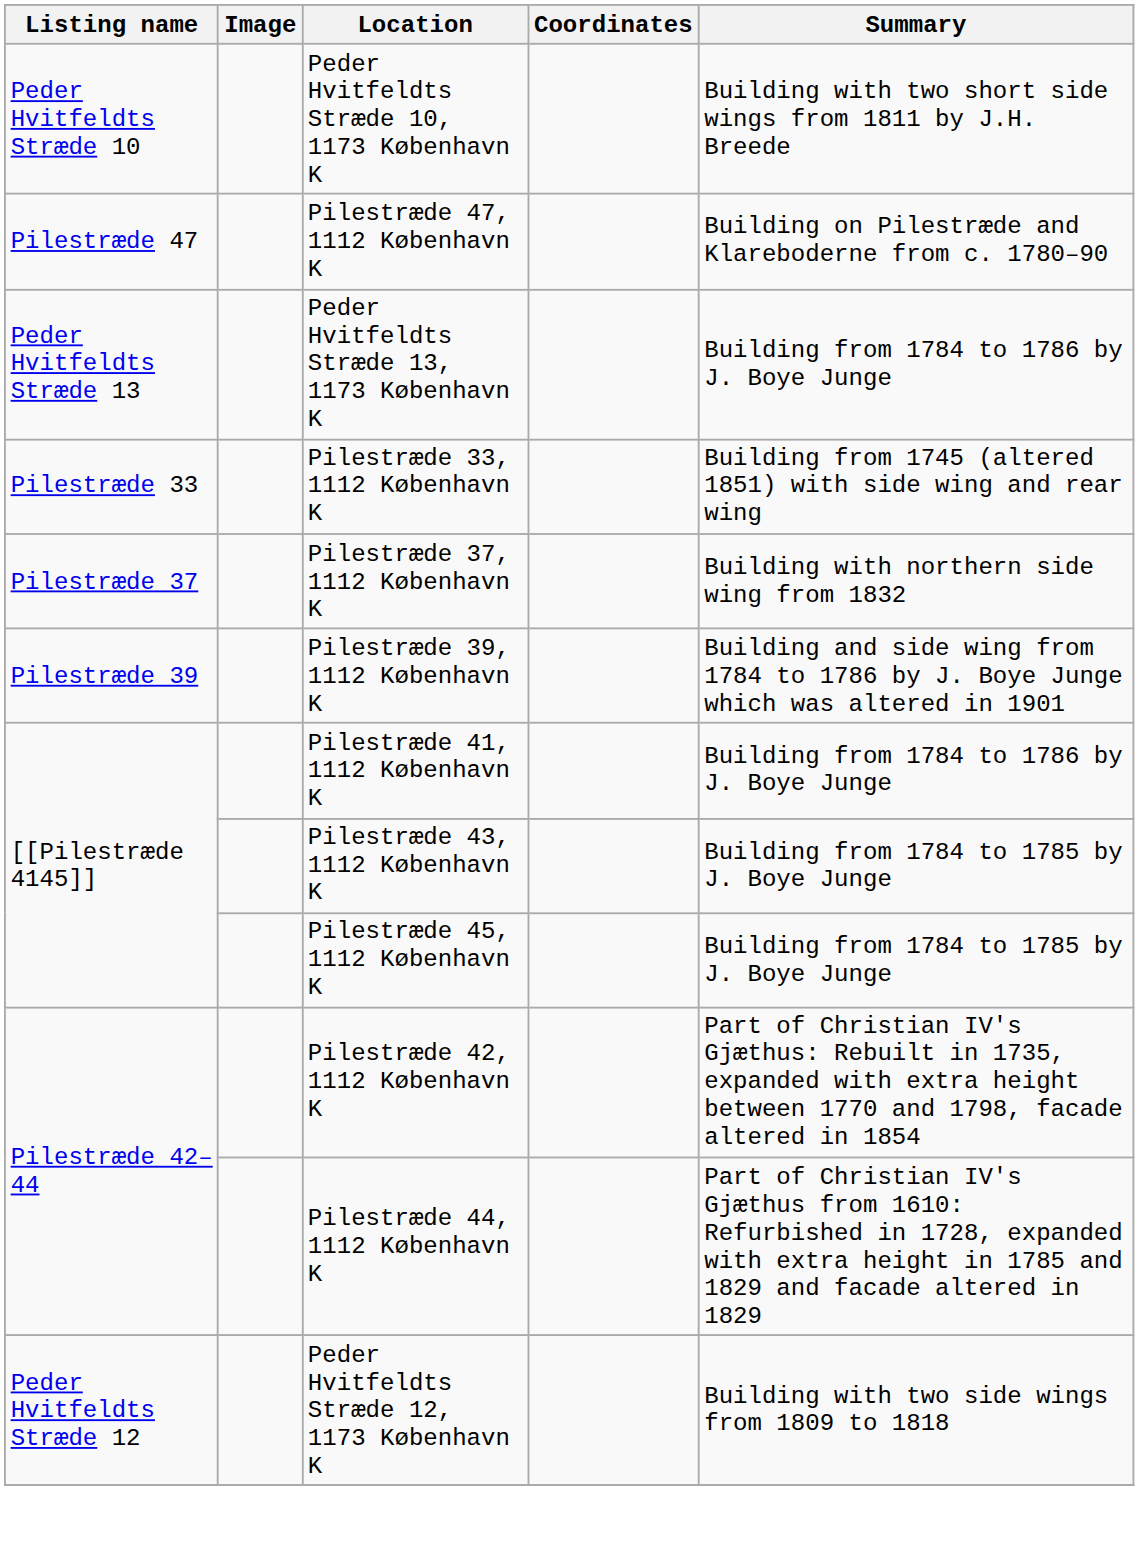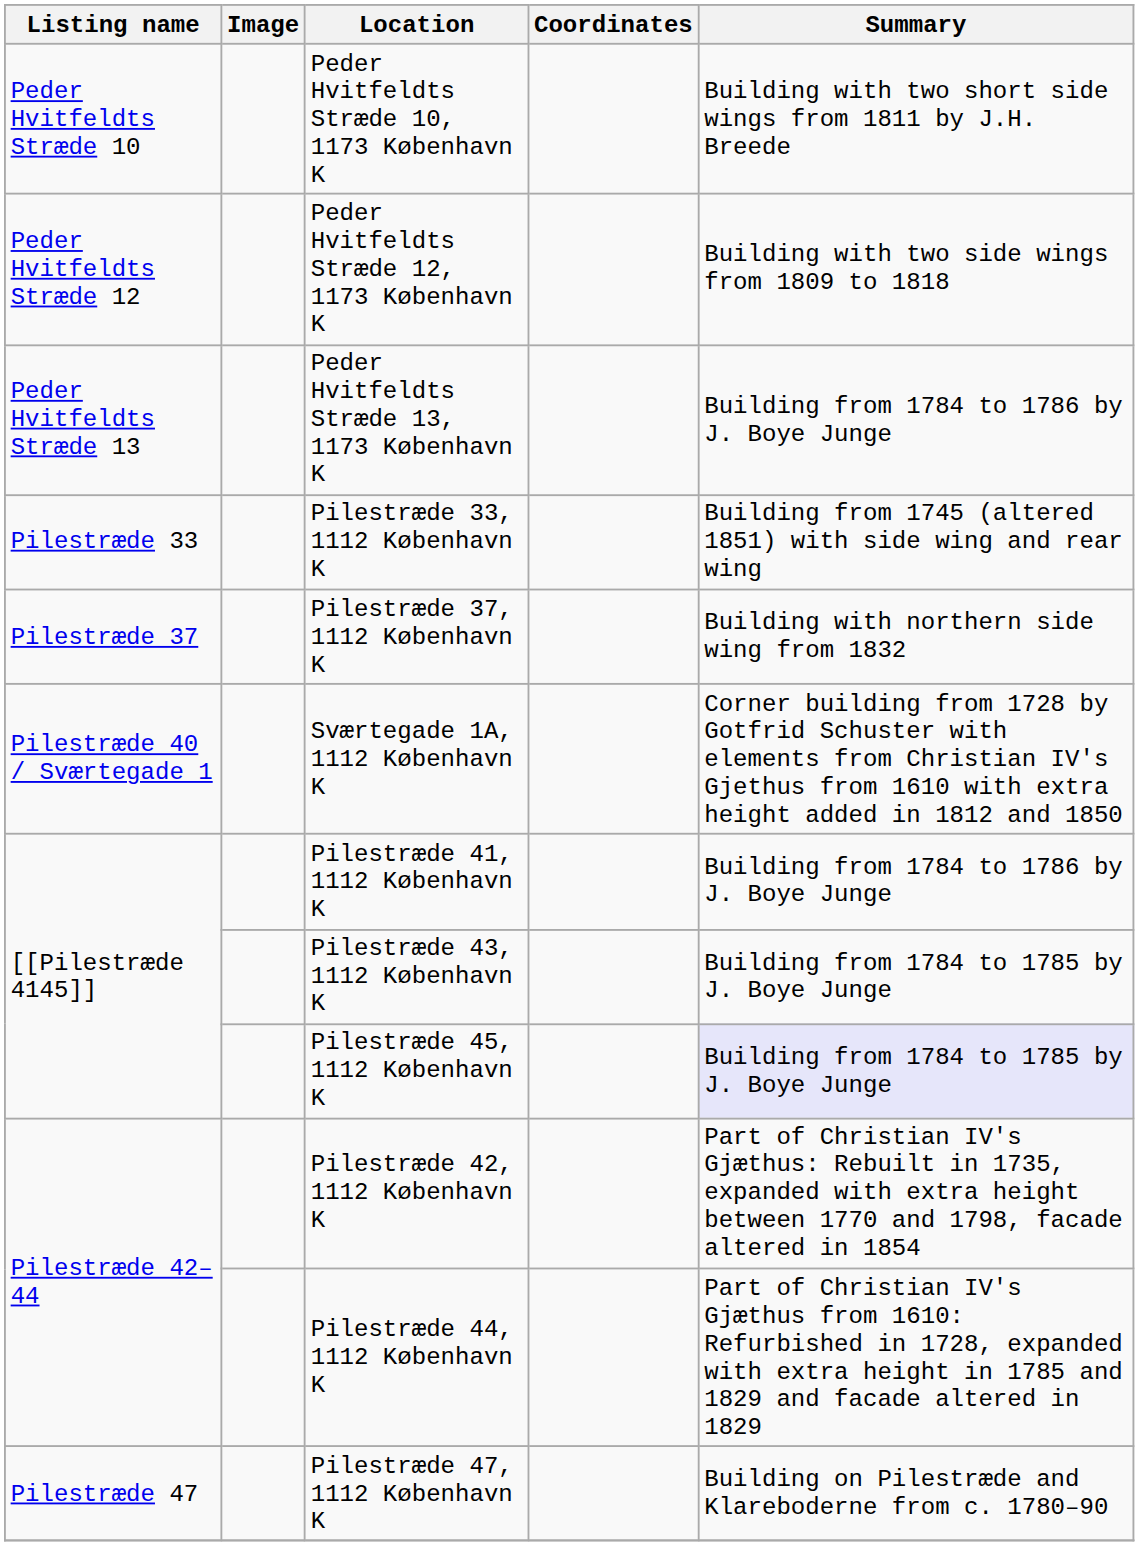rows swapped: (409, 1411) <-> (409, 242)
- row: (409, 676)
+ row: (412, 759)
(913, 960) no background -> (914, 1071) lavender background
